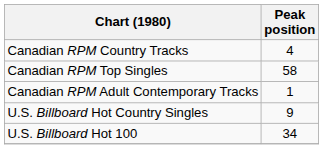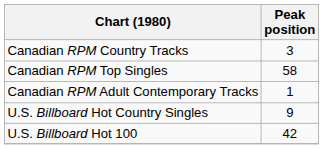(290, 50) 4 -> (290, 50) 3
(290, 133) 34 -> (290, 133) 42
